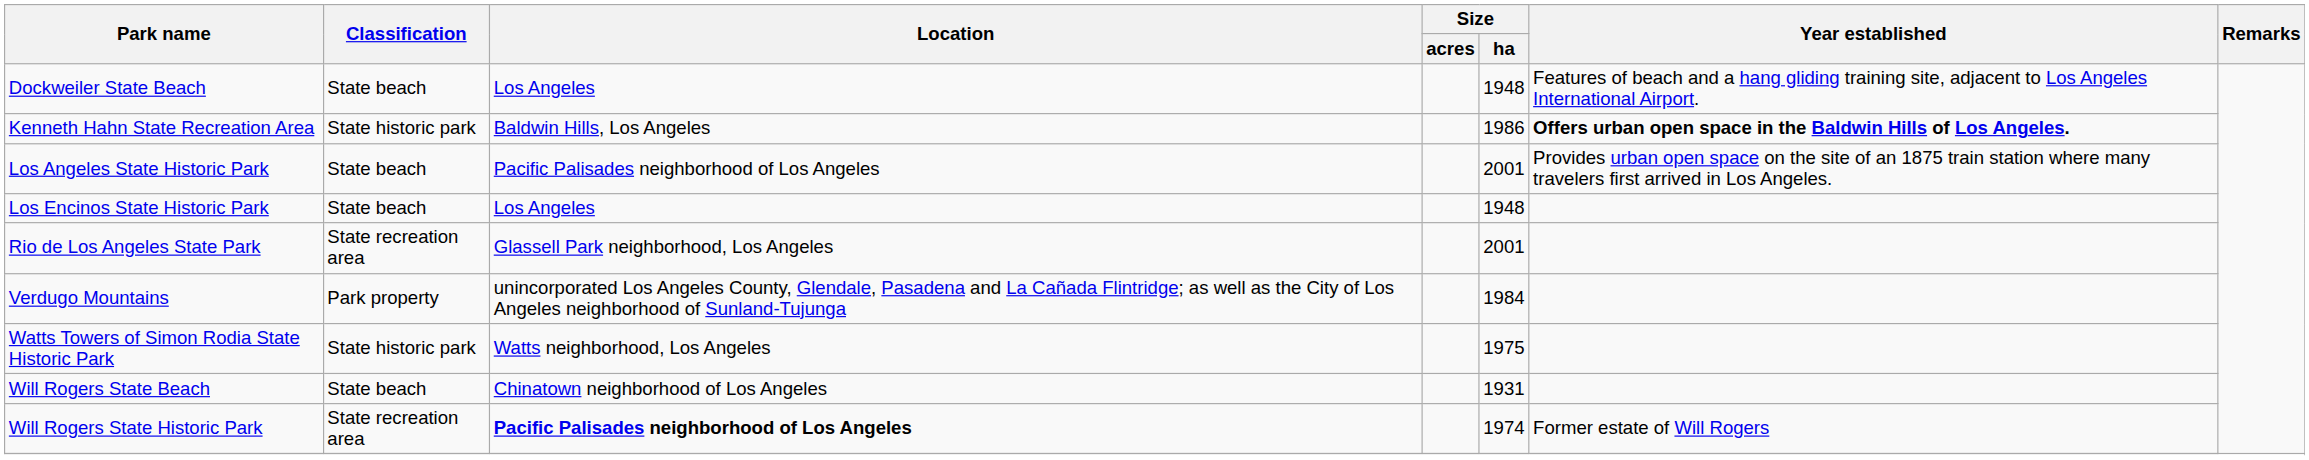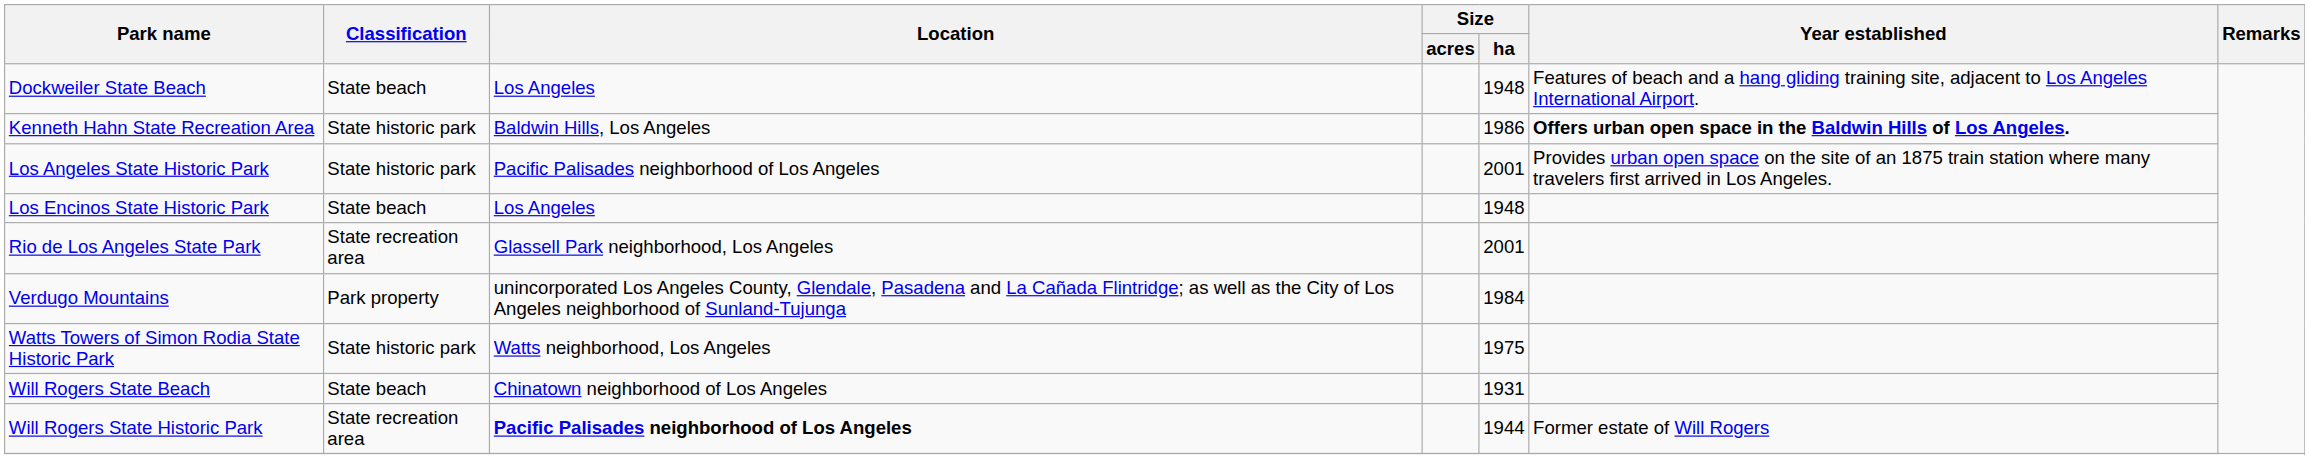(377, 168) State beach -> (402, 168) State historic park
(1504, 428) 1974 -> (1504, 428) 1944
